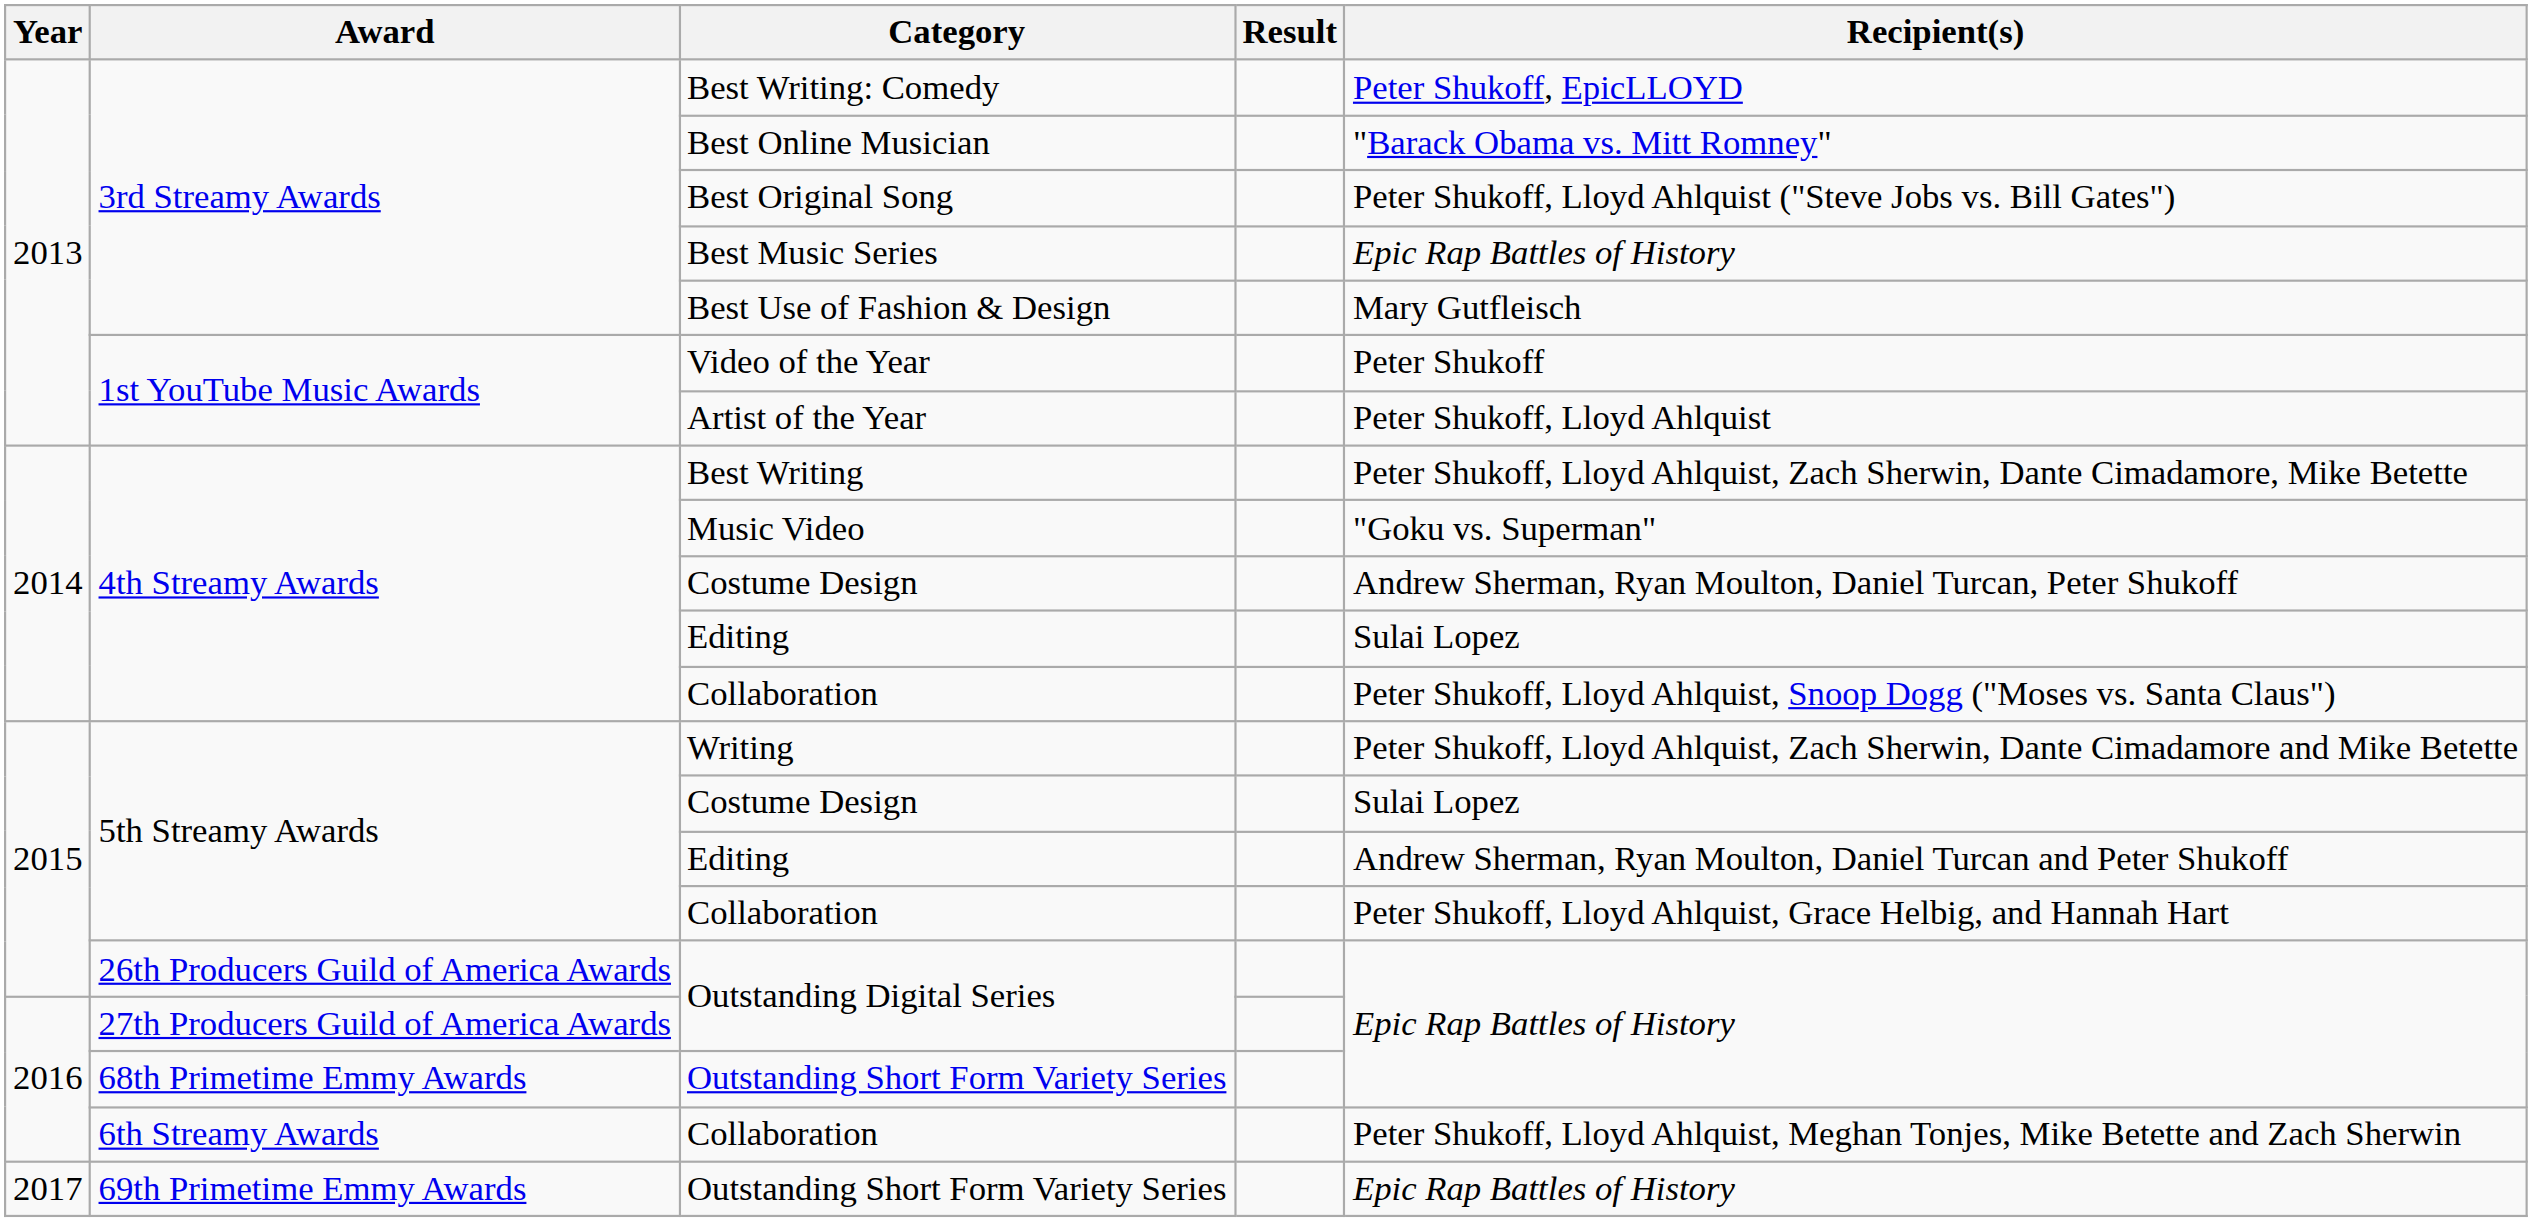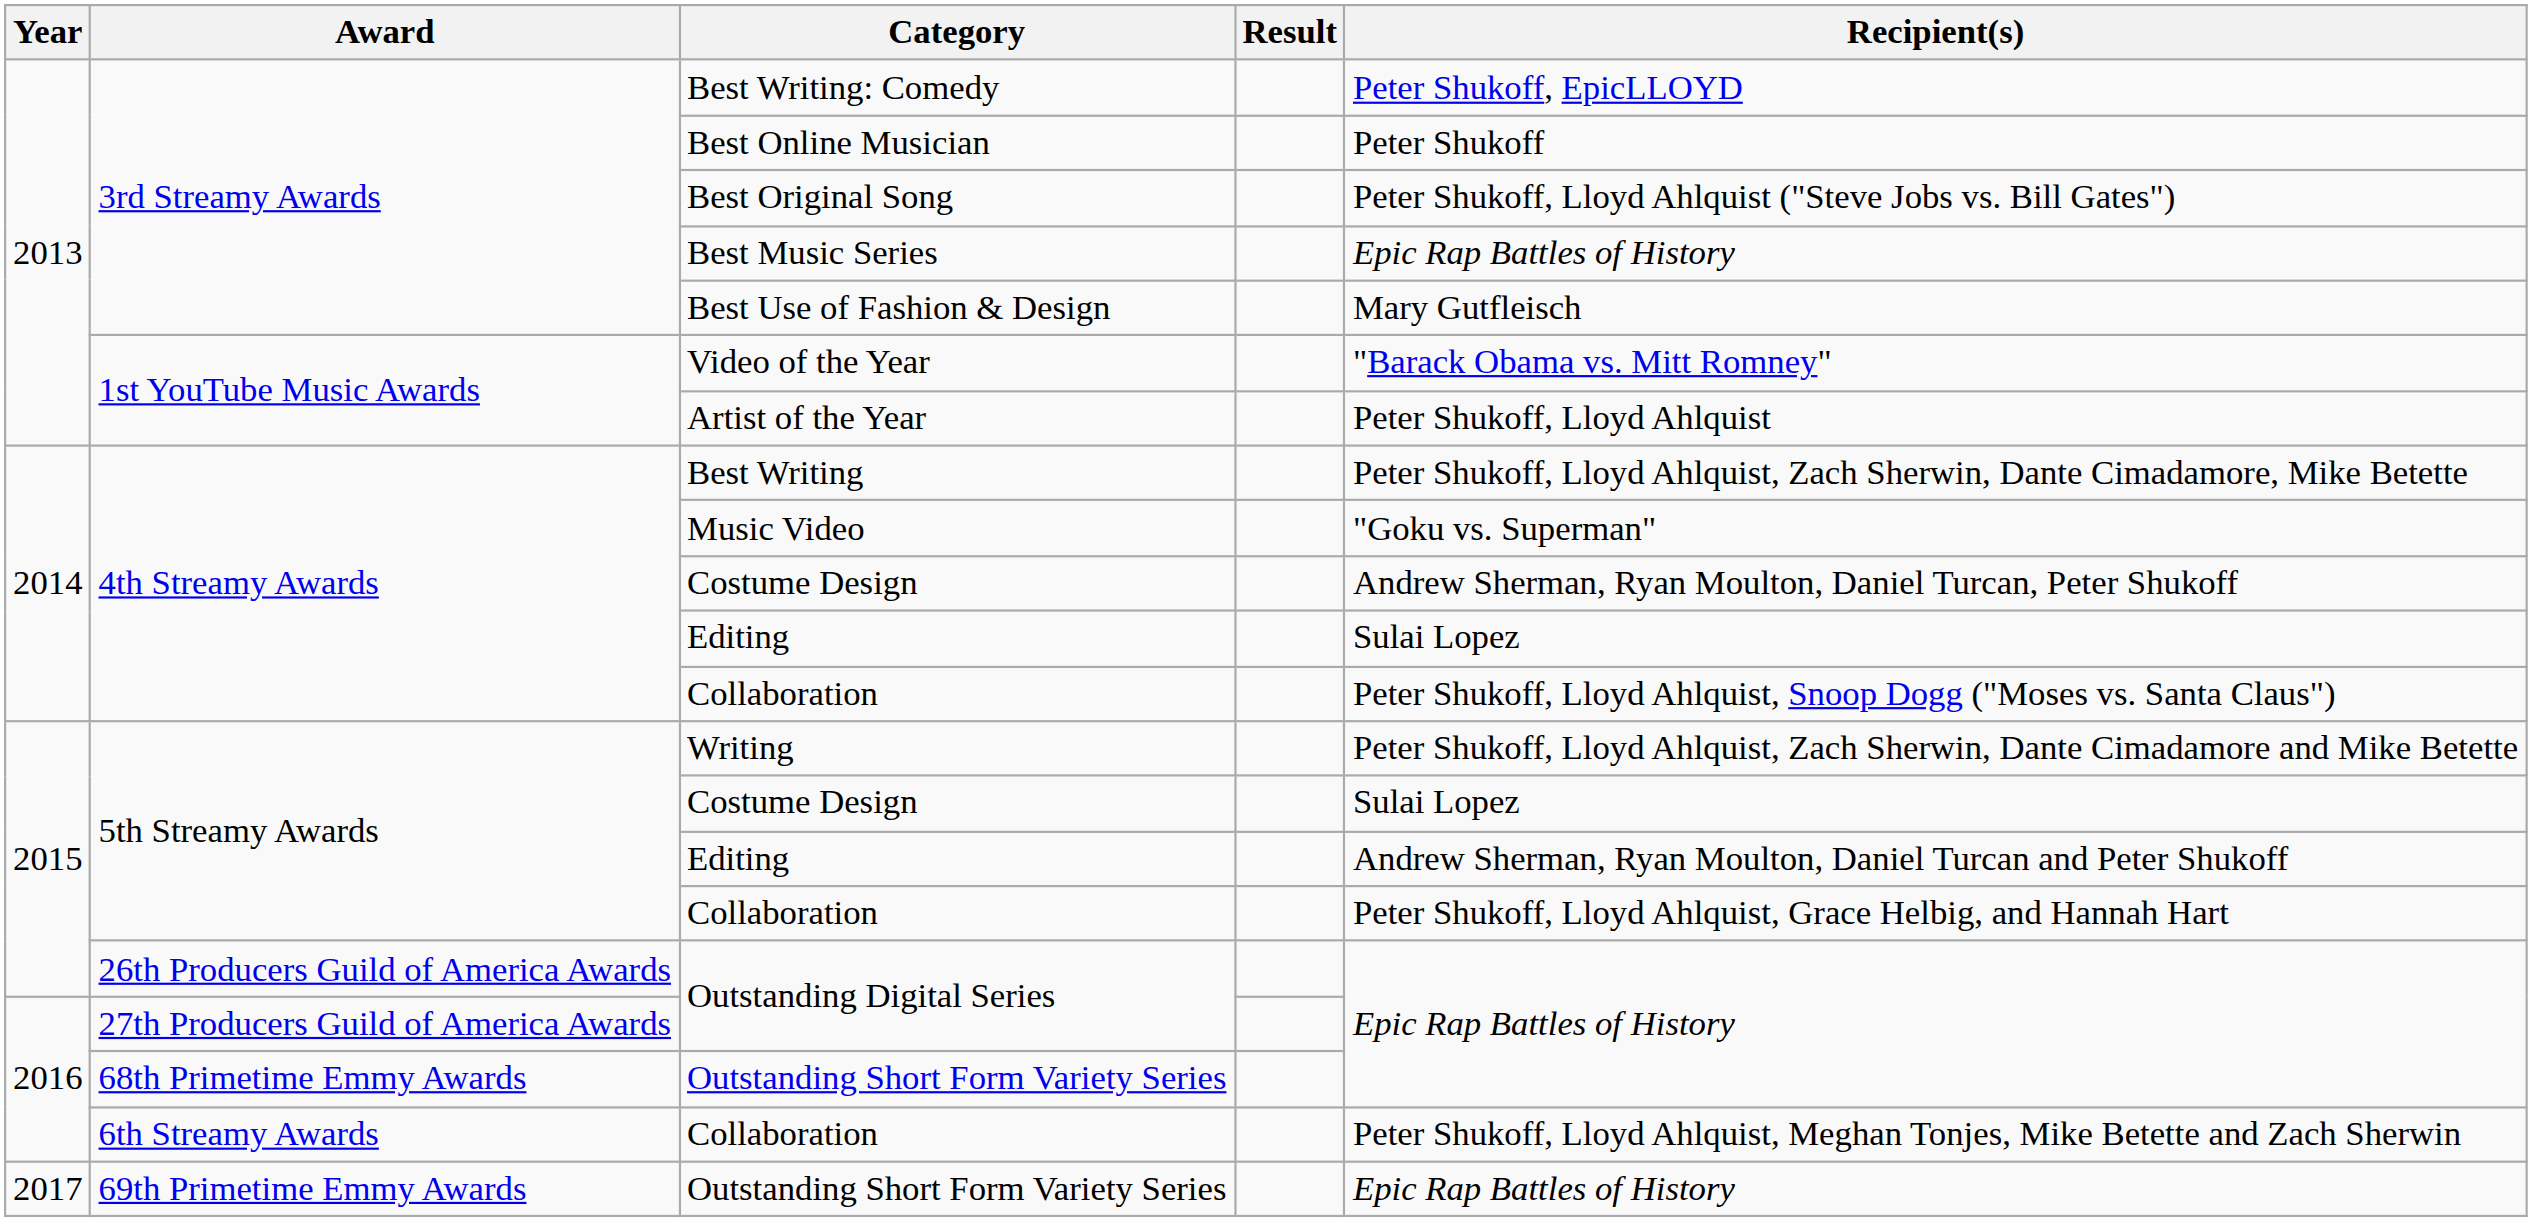(1592, 142) "Barack Obama vs. Mitt Romney" -> (1449, 142) Peter Shukoff
(1449, 362) Peter Shukoff -> (1592, 362) "Barack Obama vs. Mitt Romney"
